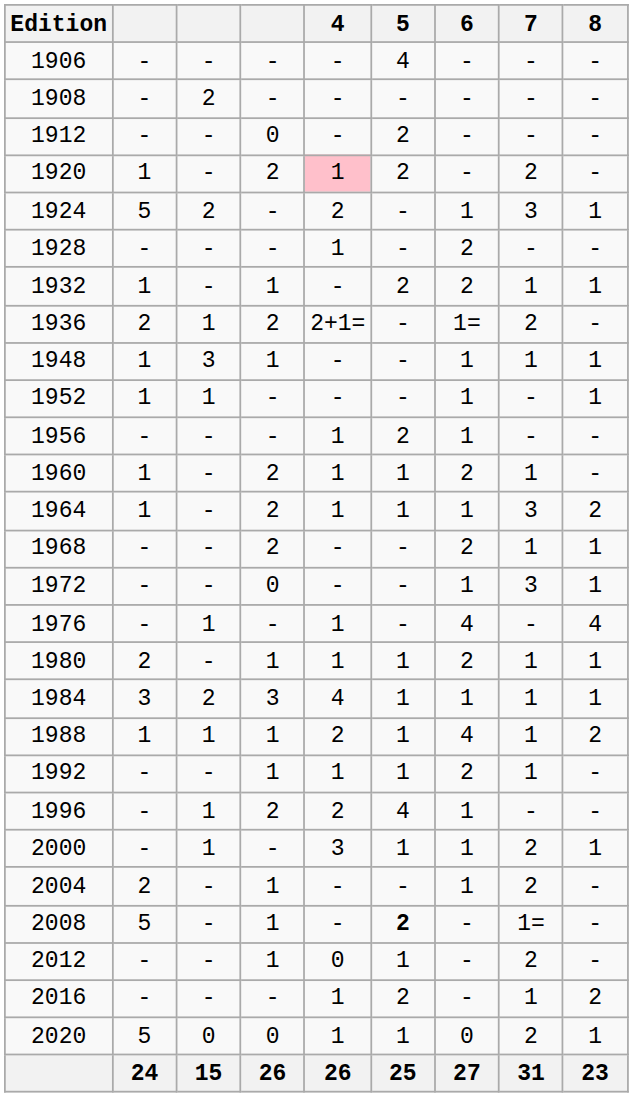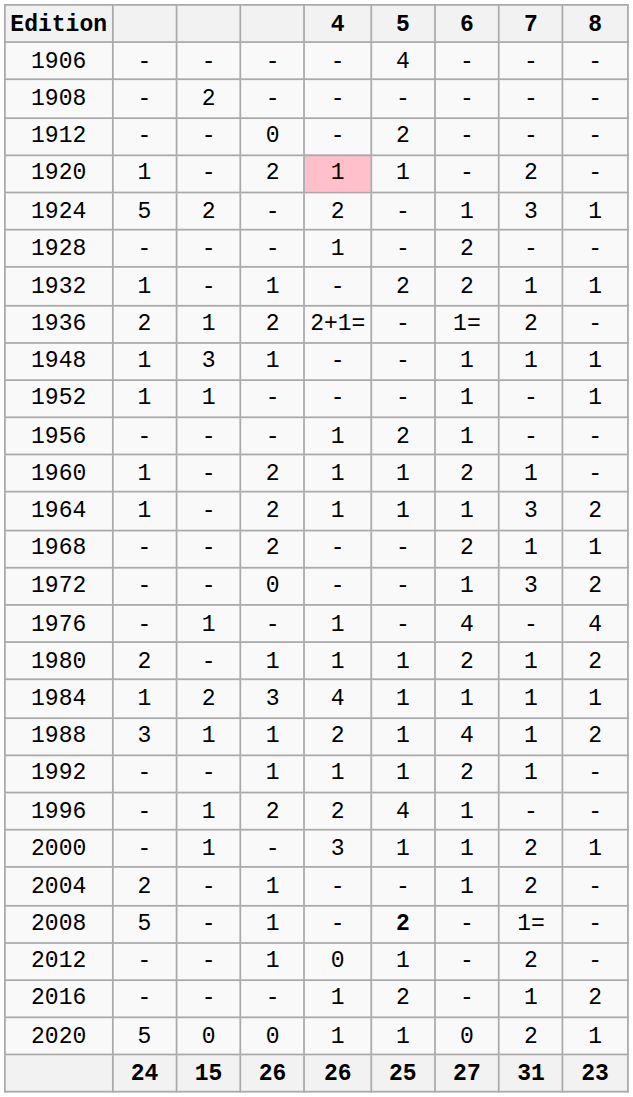(403, 174) 2 -> (403, 174) 1
(595, 586) 1 -> (595, 586) 2
(595, 661) 1 -> (595, 661) 2
(145, 699) 3 -> (145, 699) 1
(145, 736) 1 -> (145, 736) 3
